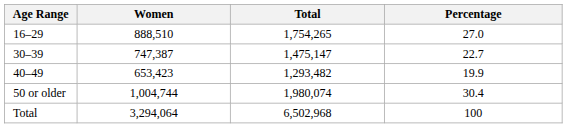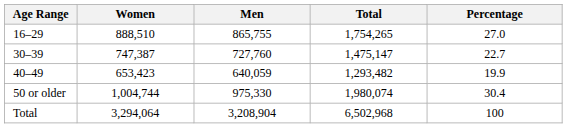+ column: (252, 14)
